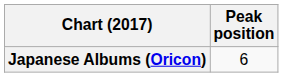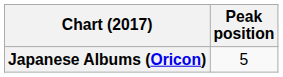(244, 59) 6 -> (244, 59) 5
